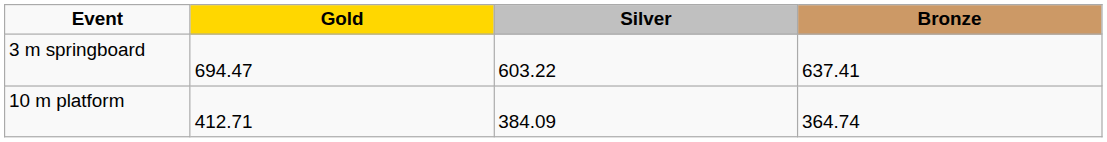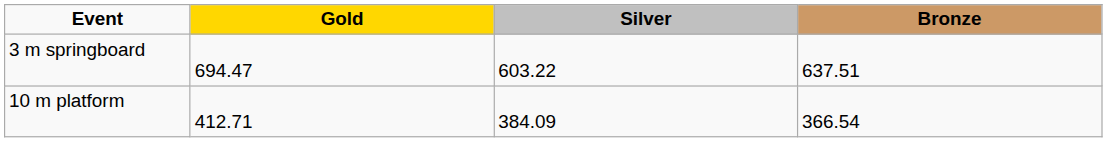(831, 70) 637.41 -> (831, 70) 637.51
(831, 121) 364.74 -> (831, 121) 366.54
